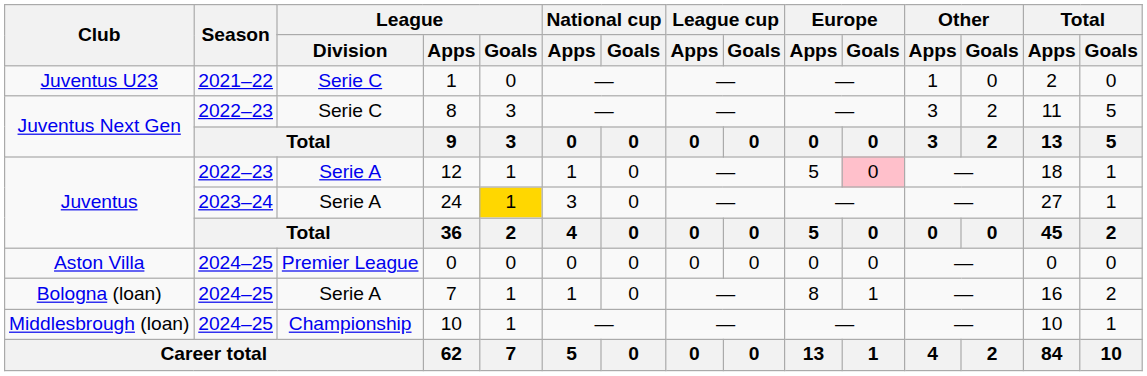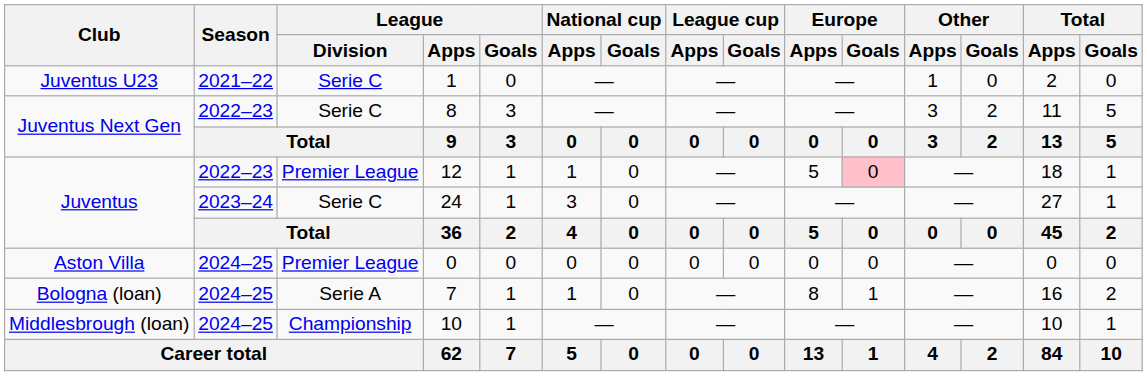(350, 171) Serie A -> (350, 171) Premier League
(350, 202) Serie A -> (350, 202) Serie C
(511, 202) gold background -> (511, 202) no background
